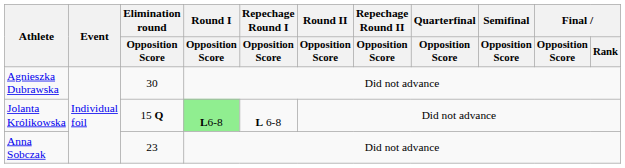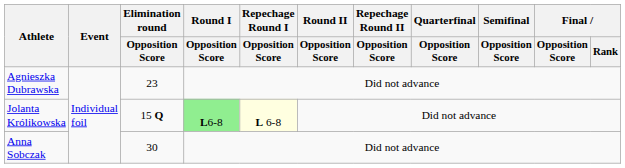(152, 83) 30 -> (152, 83) 23
(268, 122) no background -> (268, 122) lightyellow background
(152, 147) 23 -> (152, 147) 30
